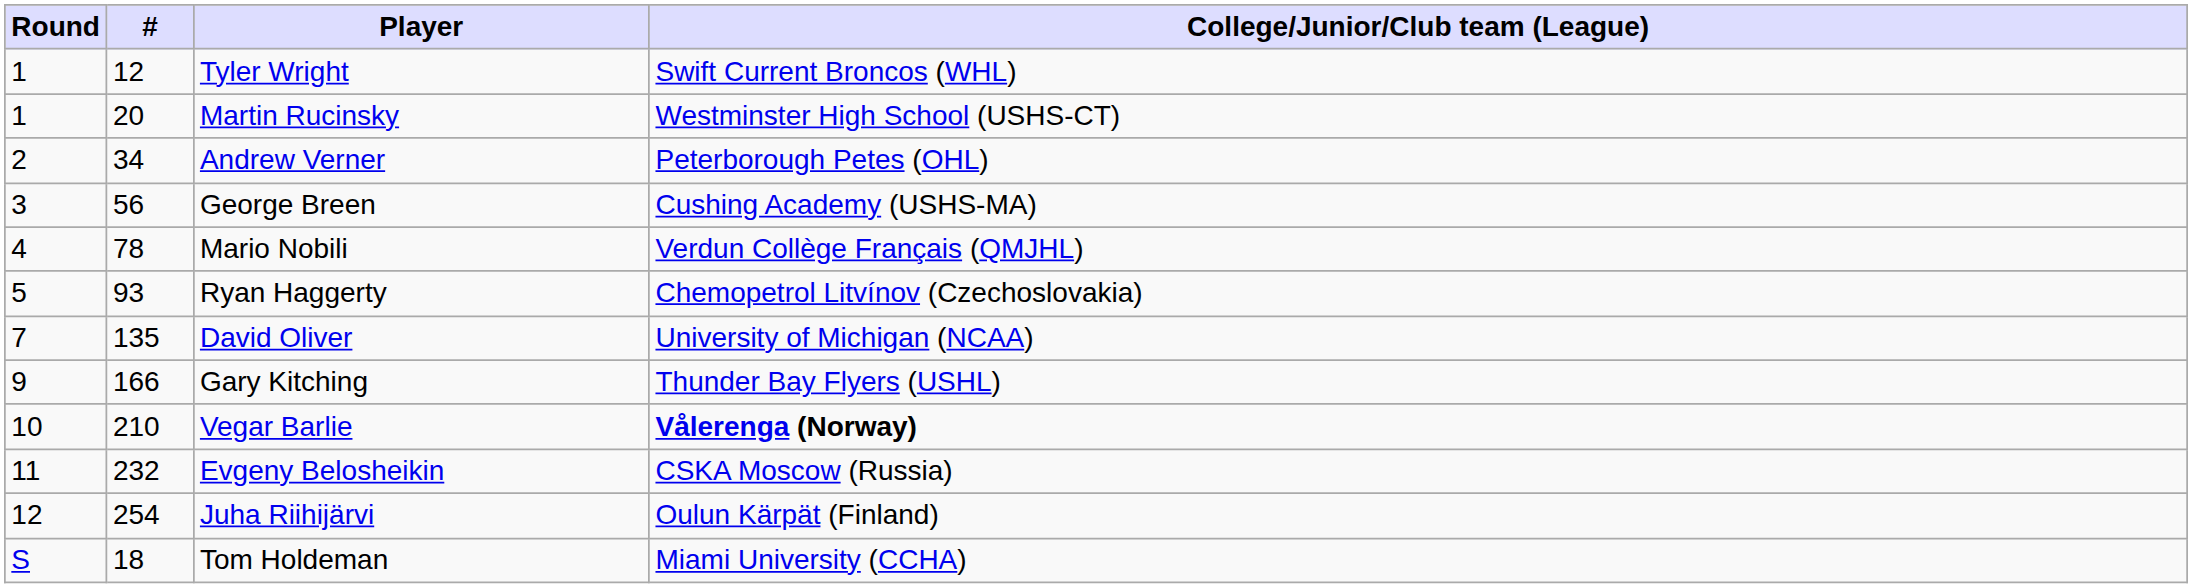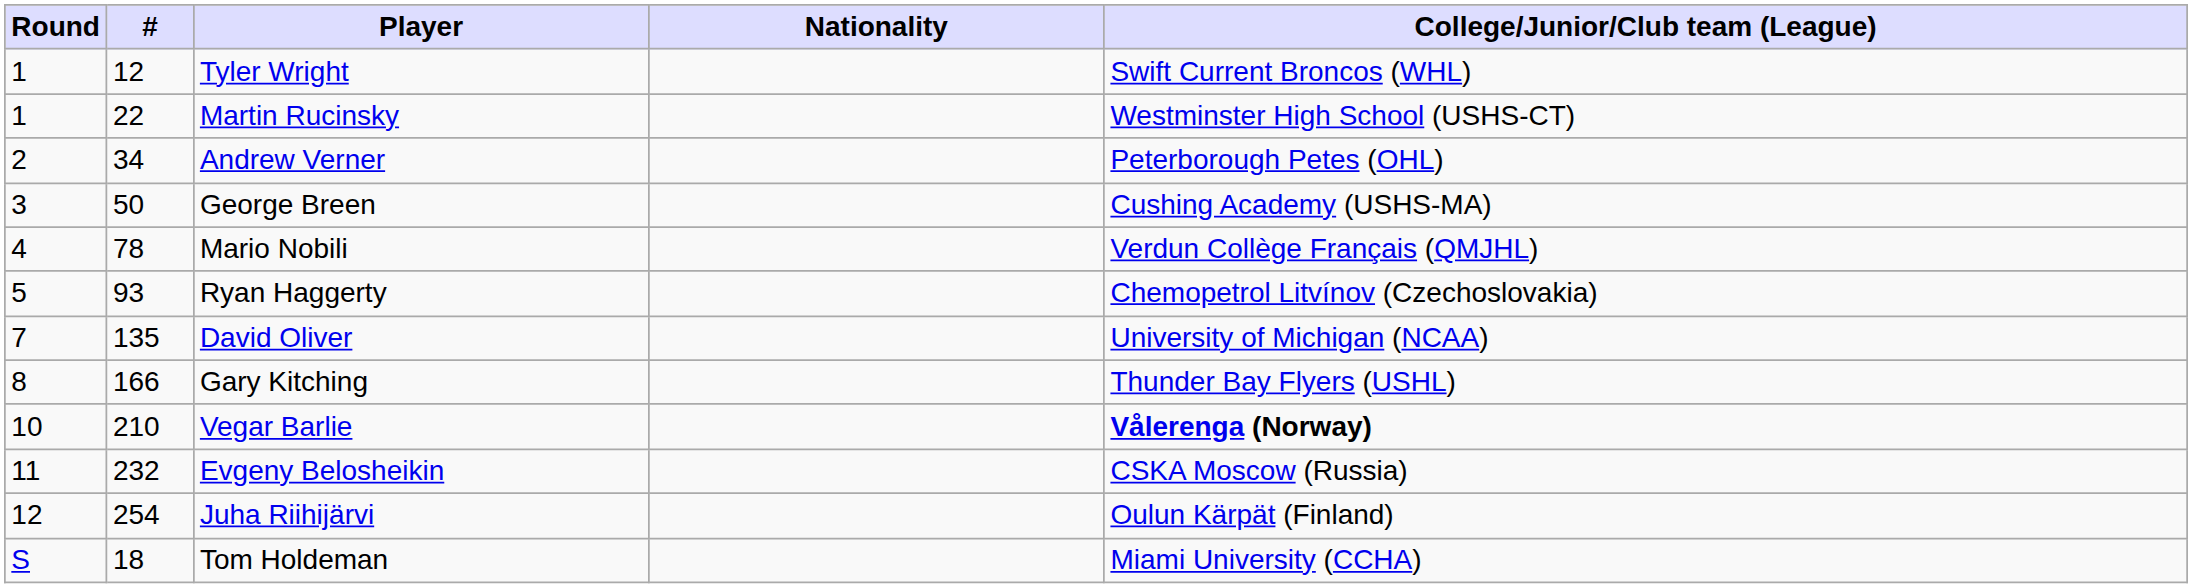+ column: (876, 26)
(128, 115) 20 -> (128, 115) 22
(128, 204) 56 -> (128, 204) 50
(19, 381) 9 -> (19, 381) 8
